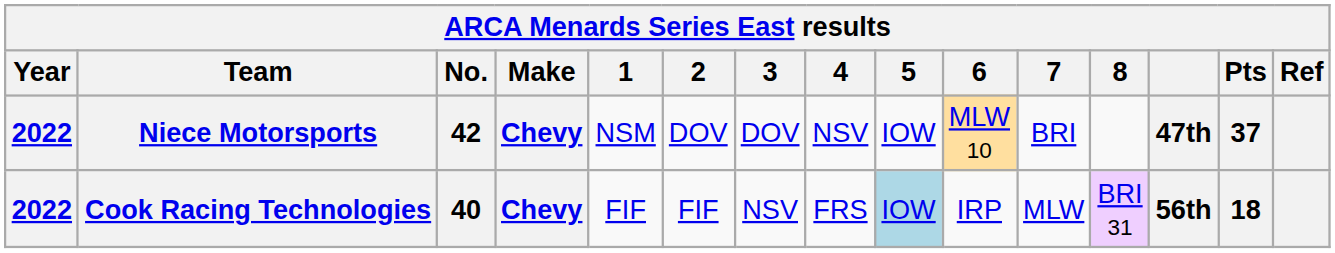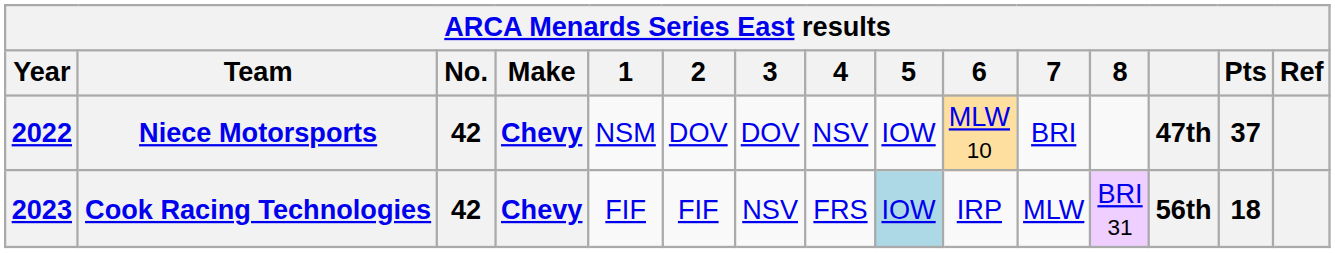(42, 209) 2022 -> (42, 209) 2023
(466, 209) 40 -> (466, 209) 42
